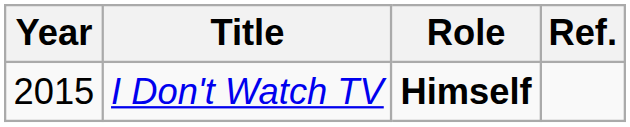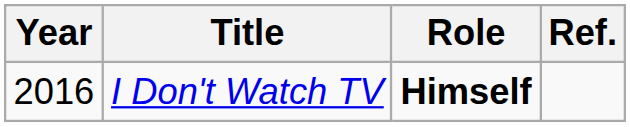(54, 90) 2015 -> (54, 90) 2016
